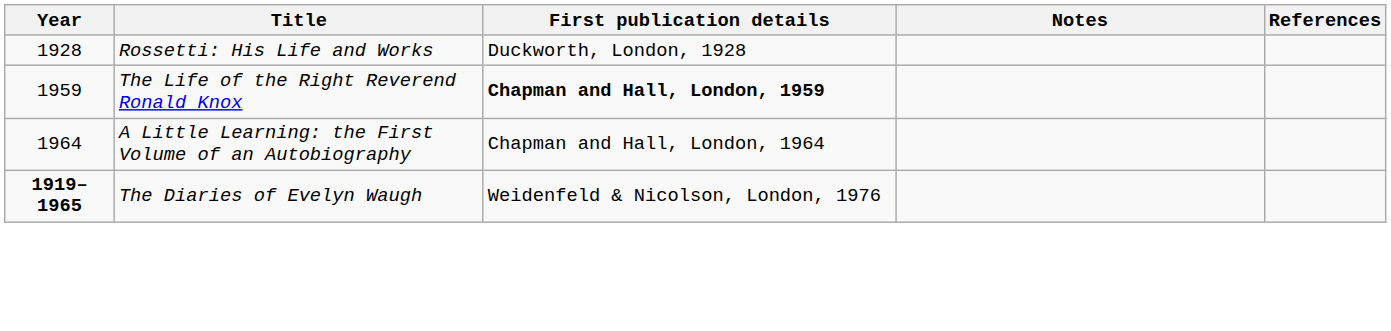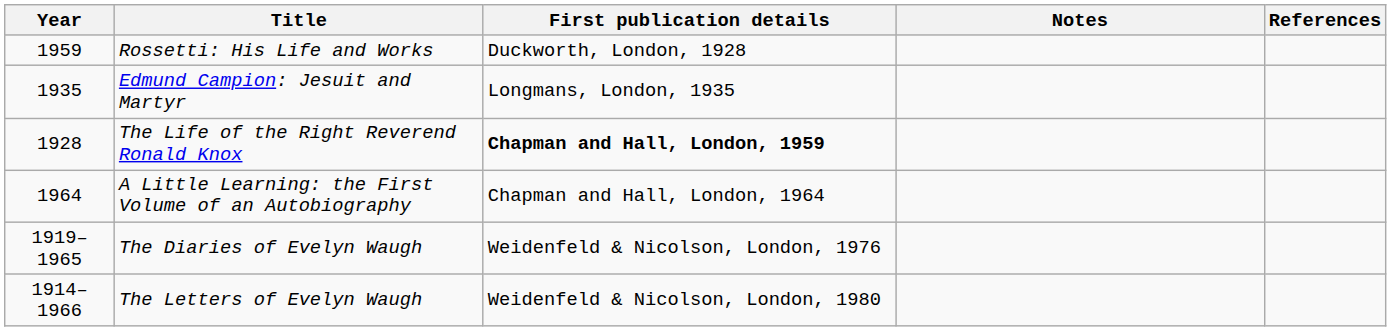(60, 50) 1928 -> (60, 50) 1959
+ row: (265, 92)
(60, 92) 1959 -> (60, 144) 1928
(60, 196) bold -> (60, 248) normal
+ row: (271, 300)
